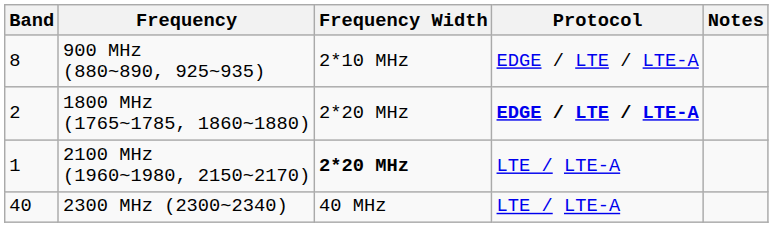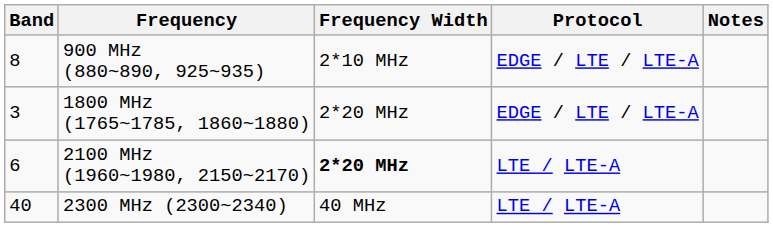(15, 113) 2 -> (15, 113) 3
(598, 113) bold -> (598, 113) normal
(15, 166) 1 -> (15, 166) 6
